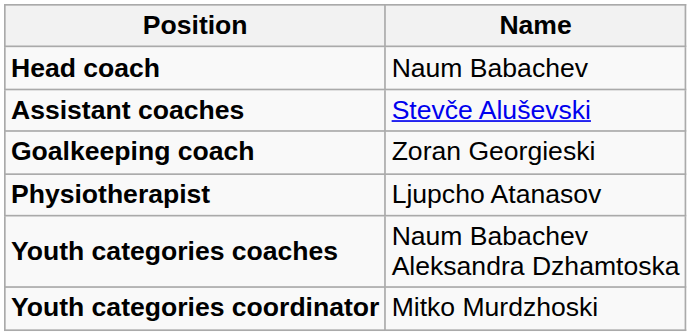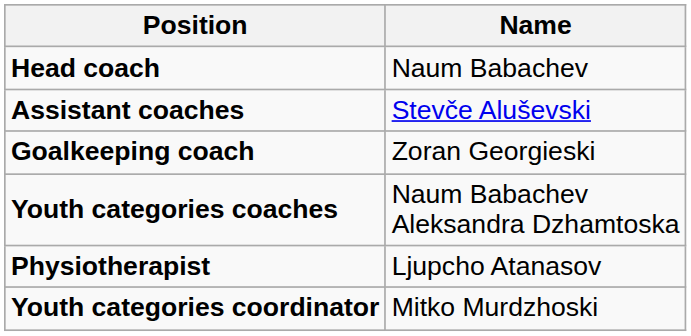rows swapped: (111, 194) <-> (175, 251)
